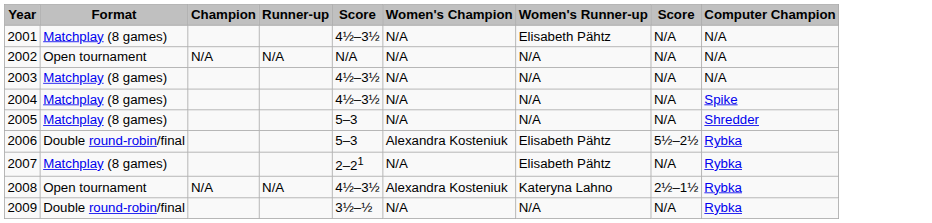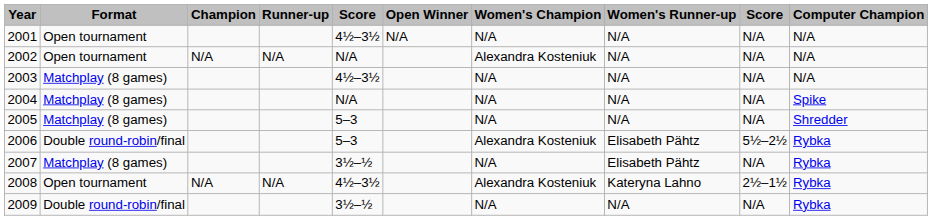+ column: (427, 15)
(105, 36) Matchplay (8 games) -> (95, 36) Open tournament
(565, 36) Elisabeth Pähtz -> (618, 36) N/A
(397, 57) N/A -> (535, 57) Alexandra Kosteniuk
(357, 99) 4½–3½ -> (346, 99) N/A
(349, 164) 2–21 -> (354, 162) 3½–½
